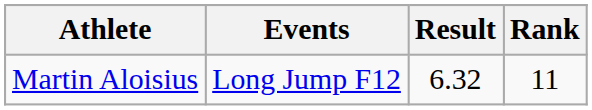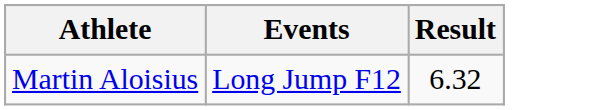- column: (545, 29)
